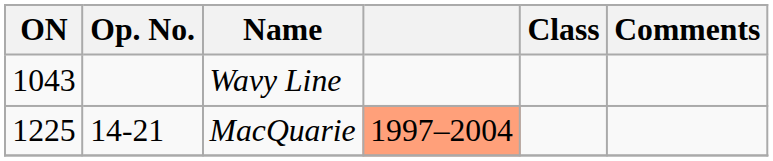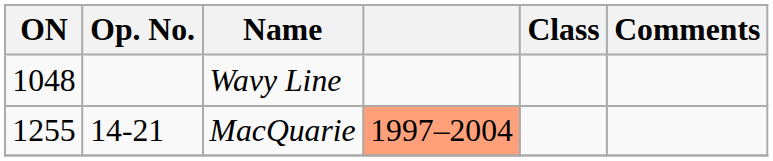(44, 79) 1043 -> (44, 79) 1048
(44, 130) 1225 -> (44, 130) 1255
